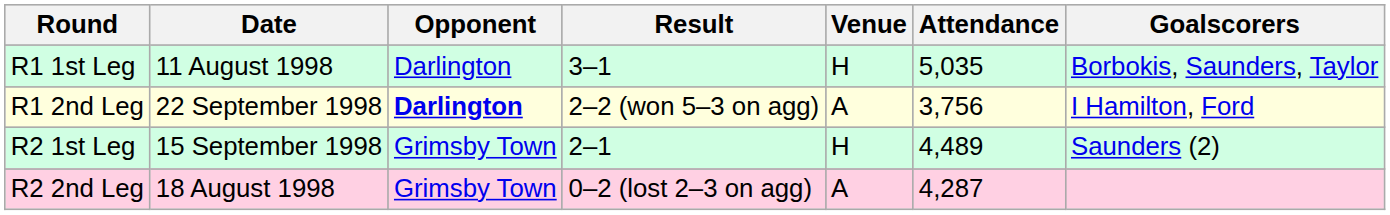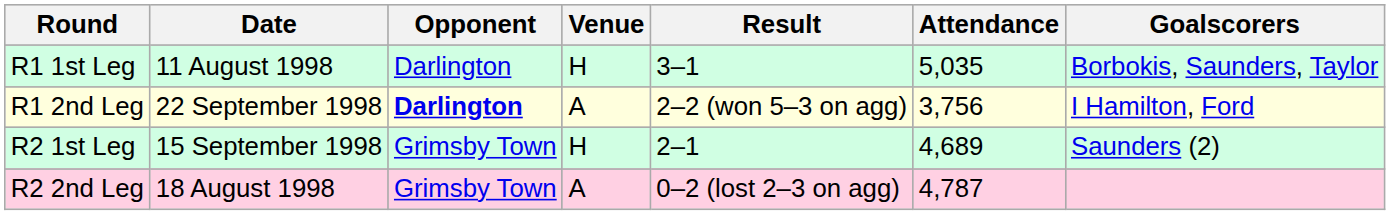columns swapped: (869, 24) <-> (694, 24)
(951, 147) 4,489 -> (951, 147) 4,689
(951, 188) 4,287 -> (951, 188) 4,787
